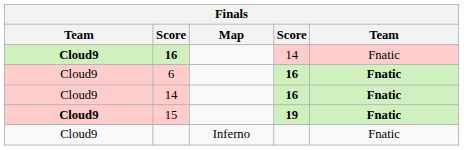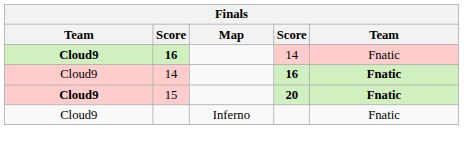- row: (171, 74)
(292, 114) 19 -> (292, 94) 20
